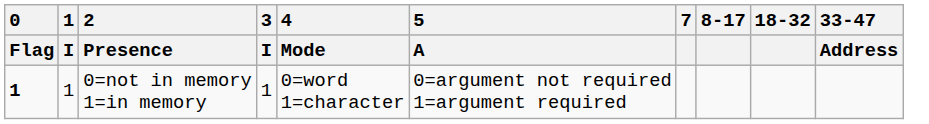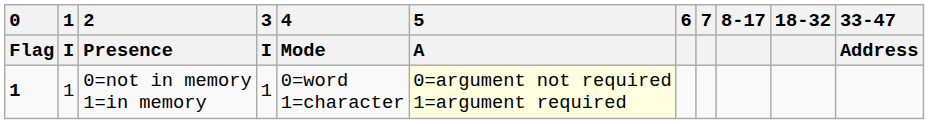+ column: (686, 50)
(542, 92) no background -> (542, 92) lightyellow background
